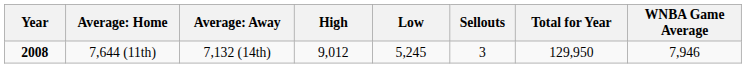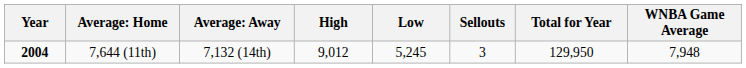(35, 52) 2008 -> (35, 52) 2004
(685, 52) 7,946 -> (685, 52) 7,948
